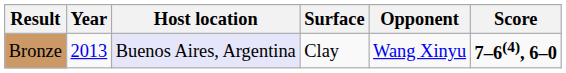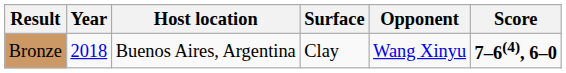(89, 50) 2013 -> (89, 50) 2018
(206, 50) lavender background -> (206, 50) no background
